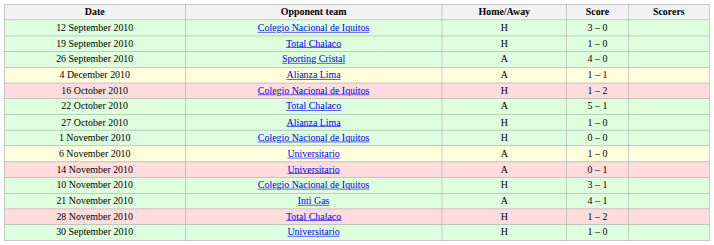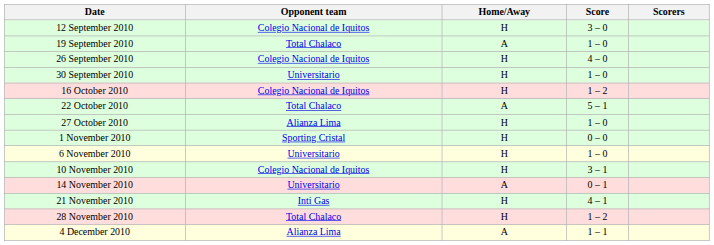(504, 43) H -> (504, 43) A
(314, 59) Sporting Cristal -> (314, 59) Colegio Nacional de Iquitos
(504, 59) A -> (504, 59) H
rows swapped: (95, 232) <-> (95, 75)
(314, 138) Colegio Nacional de Iquitos -> (314, 138) Sporting Cristal
(504, 153) A -> (504, 153) H
rows swapped: (95, 185) <-> (95, 169)
(504, 201) A -> (504, 201) H
